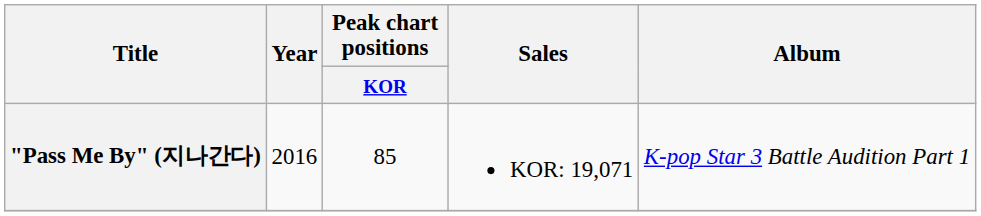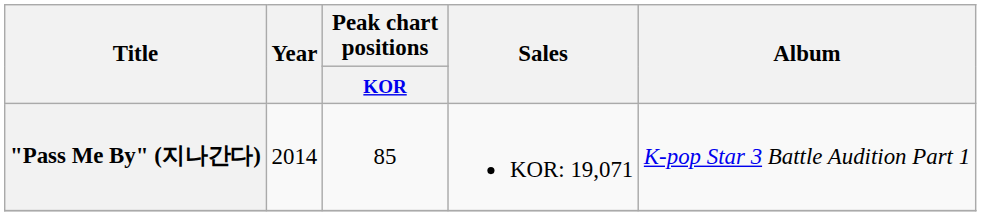(294, 156) 2016 -> (294, 156) 2014
